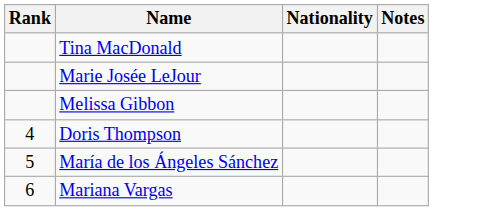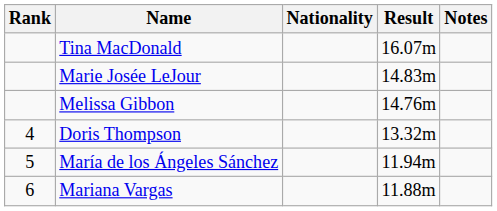+ column: (409, 18)
